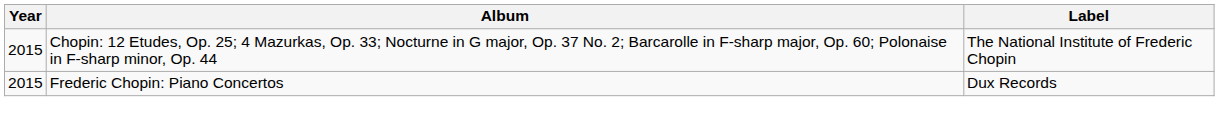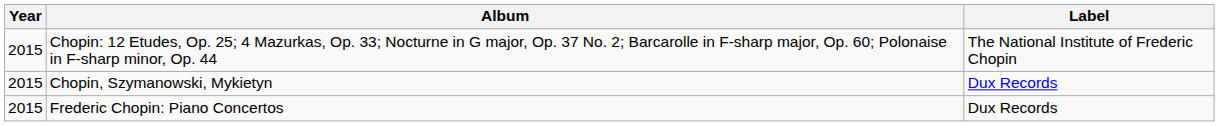+ row: (161, 83)
